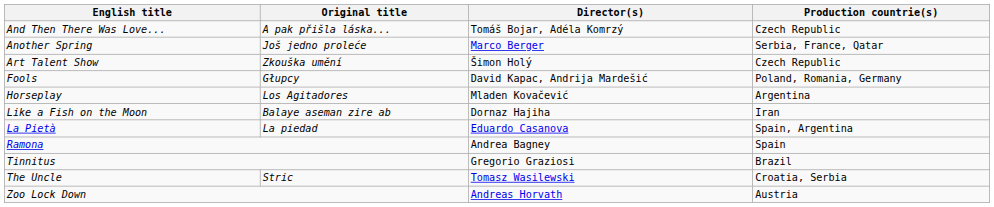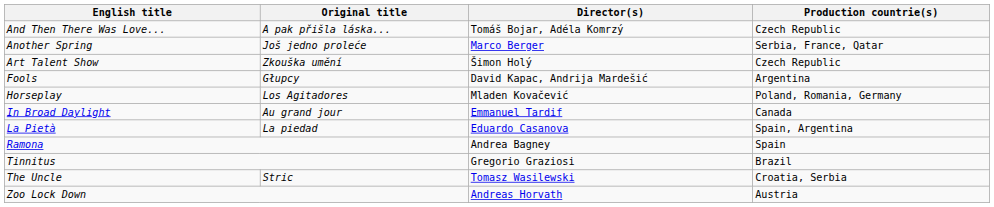(828, 79) Poland, Romania, Germany -> (783, 79) Argentina
(783, 95) Argentina -> (828, 95) Poland, Romania, Germany
+ row: (59, 112)
- row: (77, 112)
